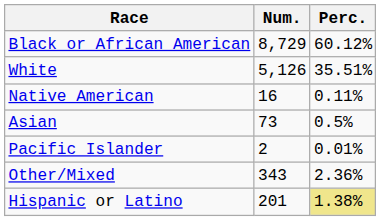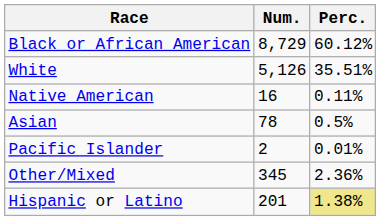(268, 123) 73 -> (268, 123) 78
(272, 175) 343 -> (272, 175) 345
